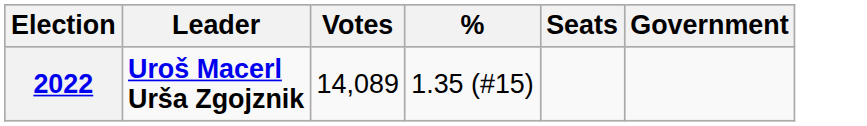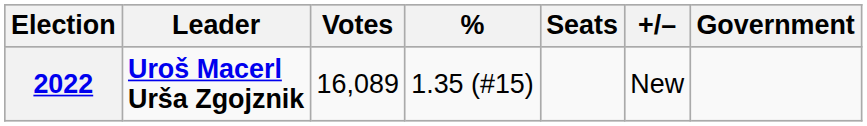+ column: (657, 25)
(358, 83) 14,089 -> (358, 83) 16,089
